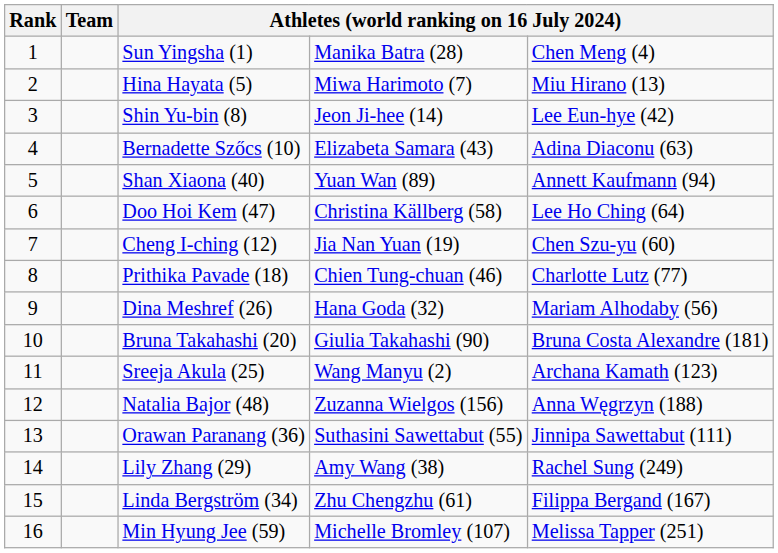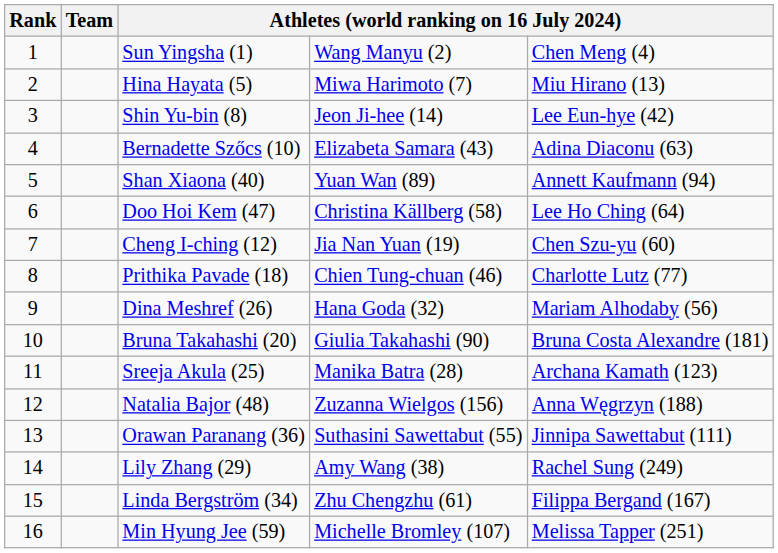(389, 52) Manika Batra (28) -> (383, 52) Wang Manyu (2)
(383, 372) Wang Manyu (2) -> (389, 372) Manika Batra (28)
